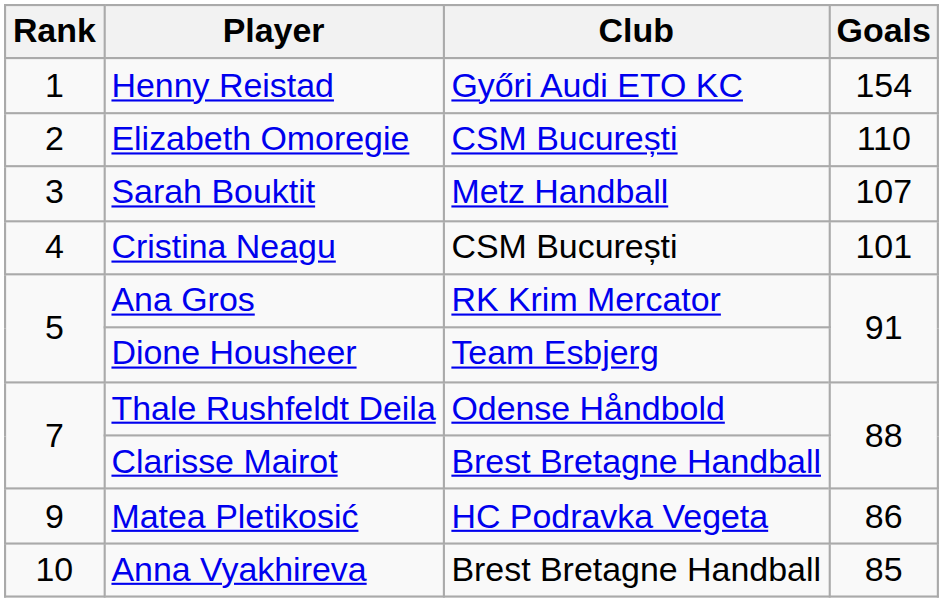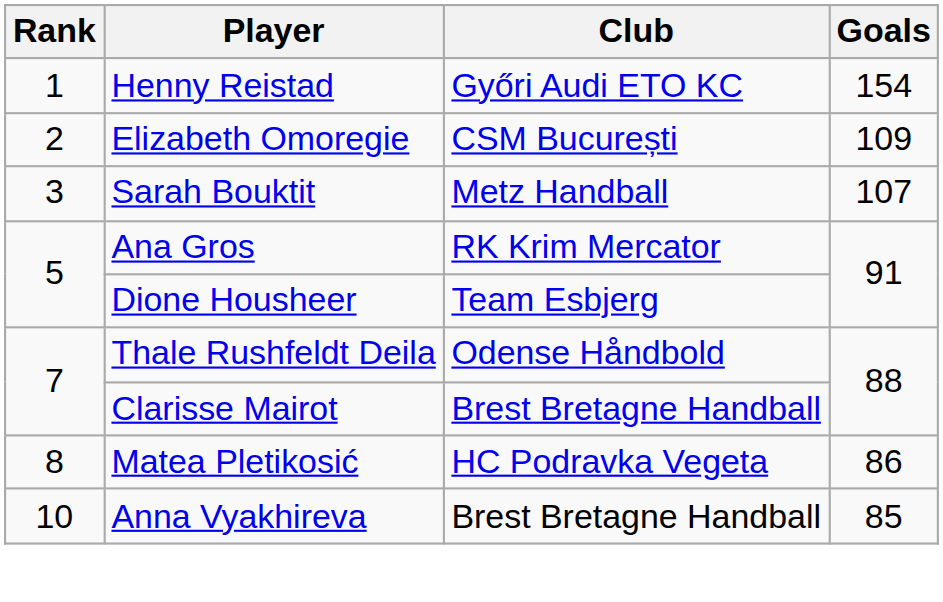(884, 138) 110 -> (884, 138) 109
- row: (224, 246)
(54, 515) 9 -> (54, 461) 8
